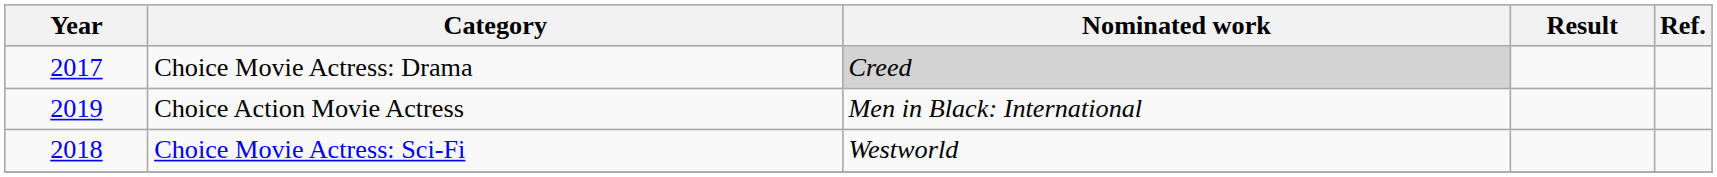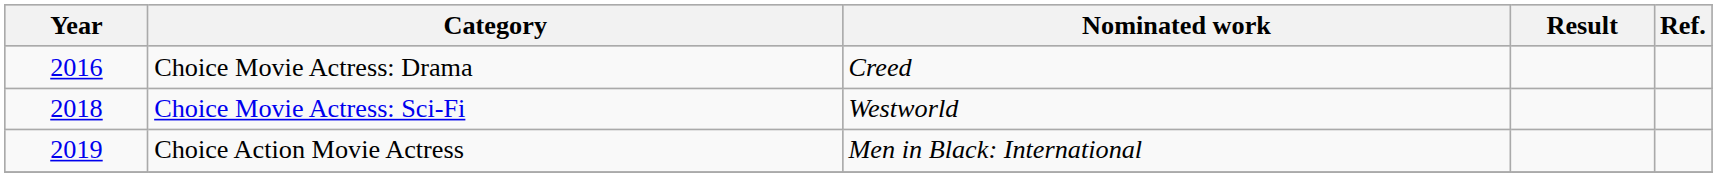(76, 66) 2017 -> (76, 66) 2016
(880, 66) lightgrey background -> (880, 66) no background
rows swapped: (310, 150) <-> (309, 108)
